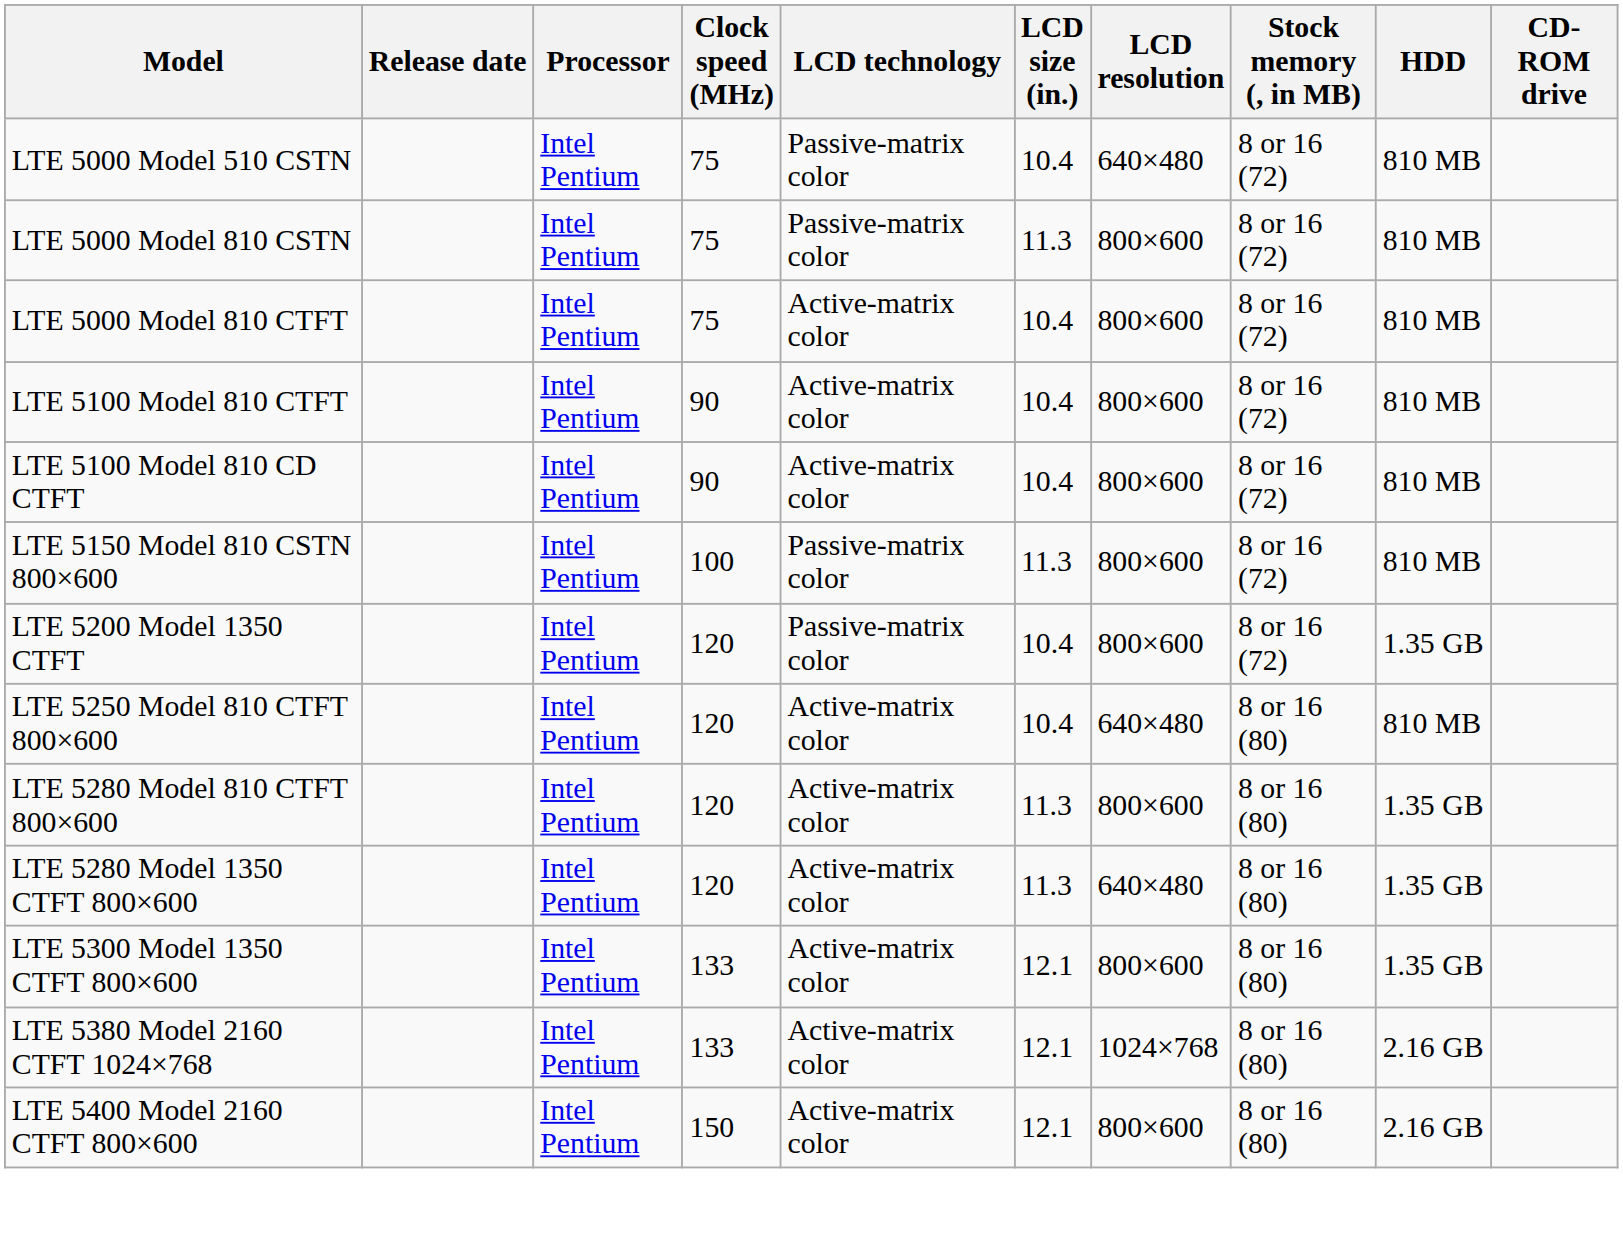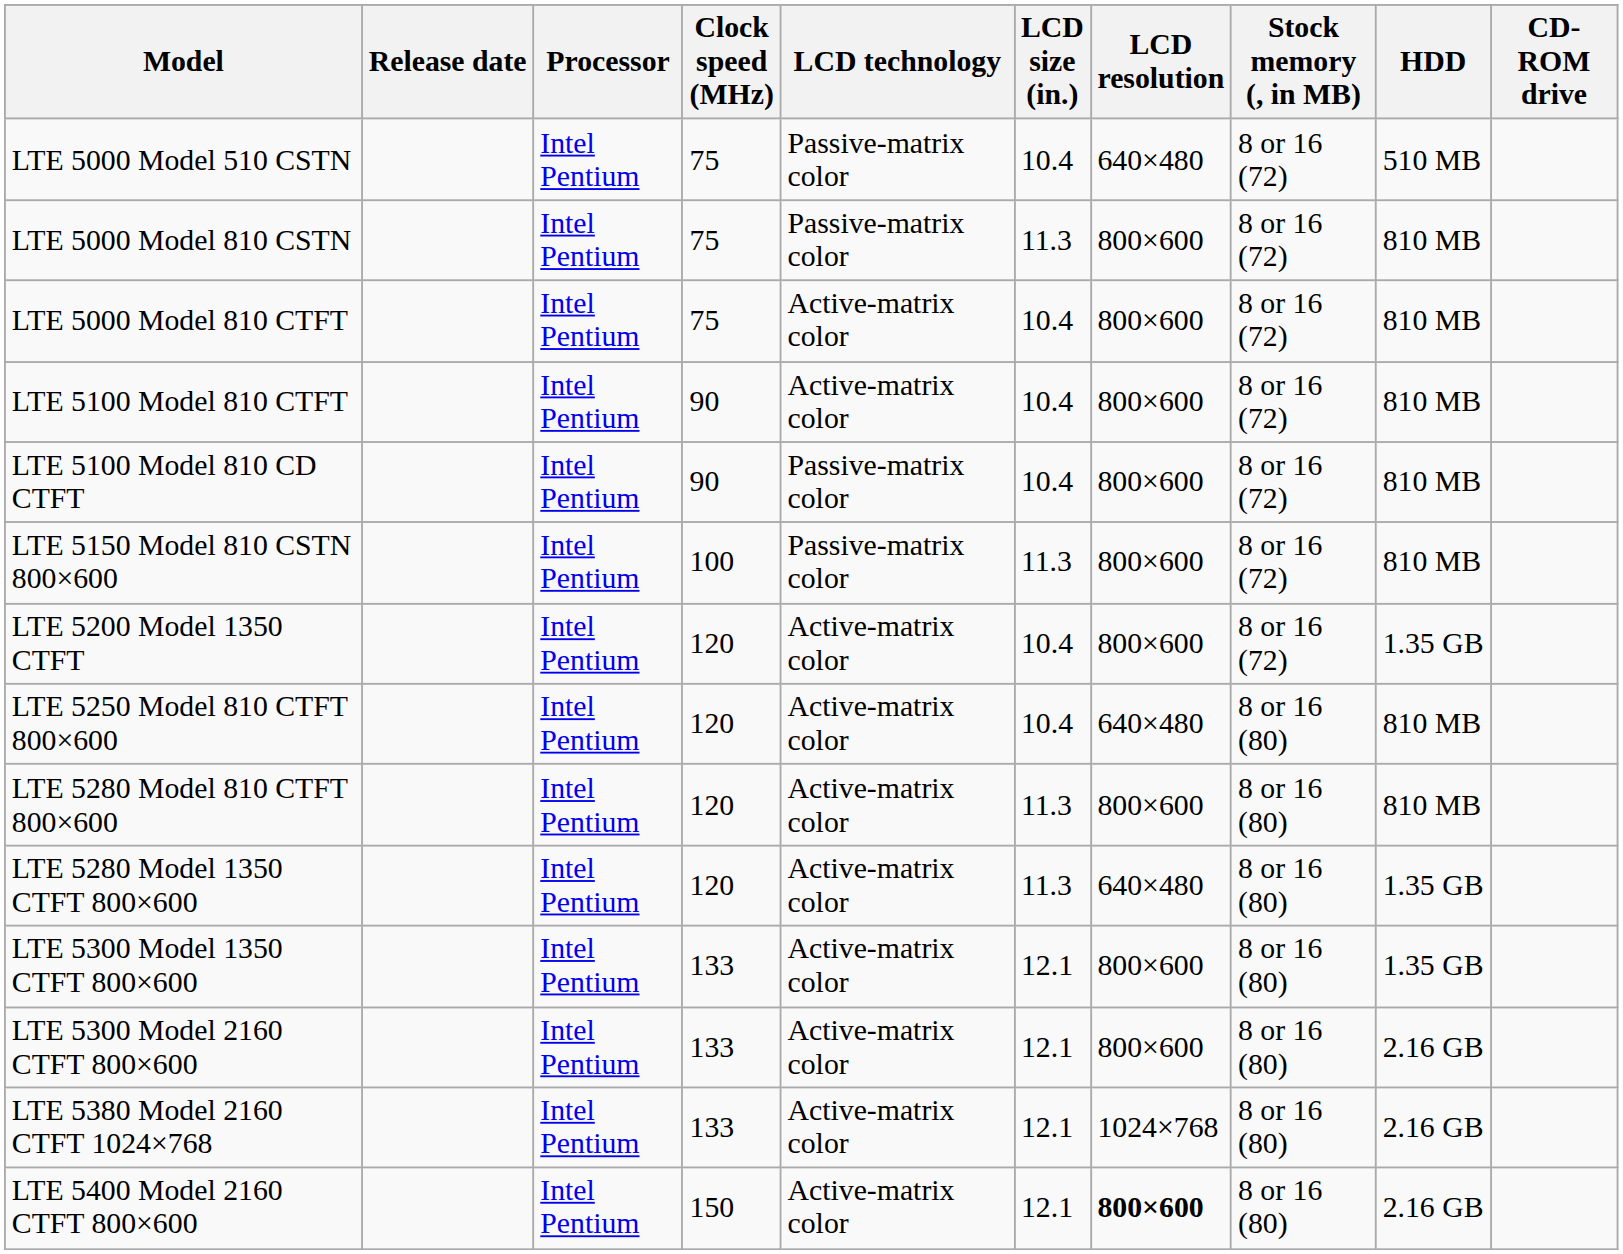(1432, 158) 810 MB -> (1432, 158) 510 MB
(871, 481) Active-matrix color -> (876, 481) Passive-matrix color
(876, 643) Passive-matrix color -> (871, 643) Active-matrix color
(1433, 804) 1.35 GB -> (1432, 804) 810 MB
+ row: (147, 1046)
(1151, 1127) normal -> (1151, 1207) bold
